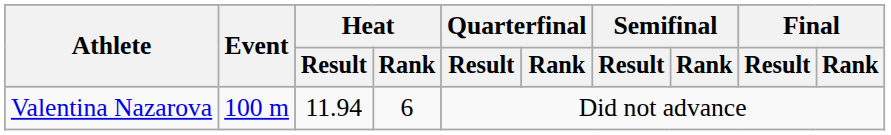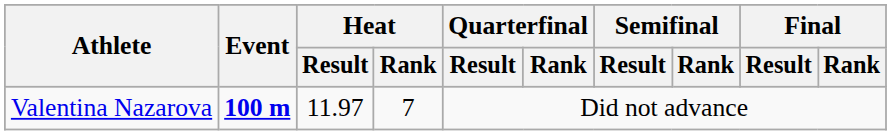(257, 108) normal -> (257, 108) bold
(334, 108) 11.94 -> (335, 108) 11.97
(407, 108) 6 -> (408, 108) 7
